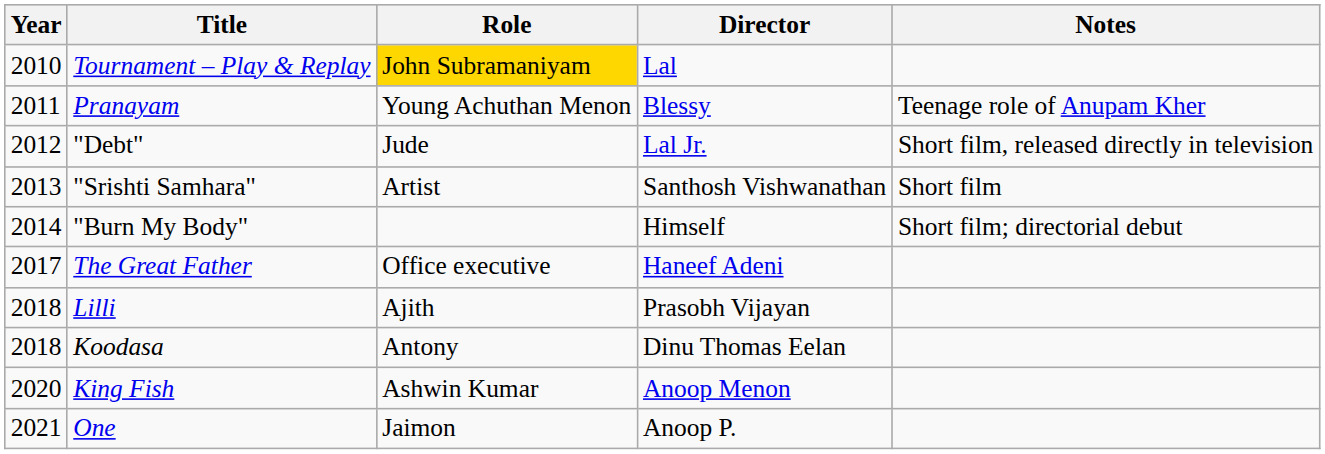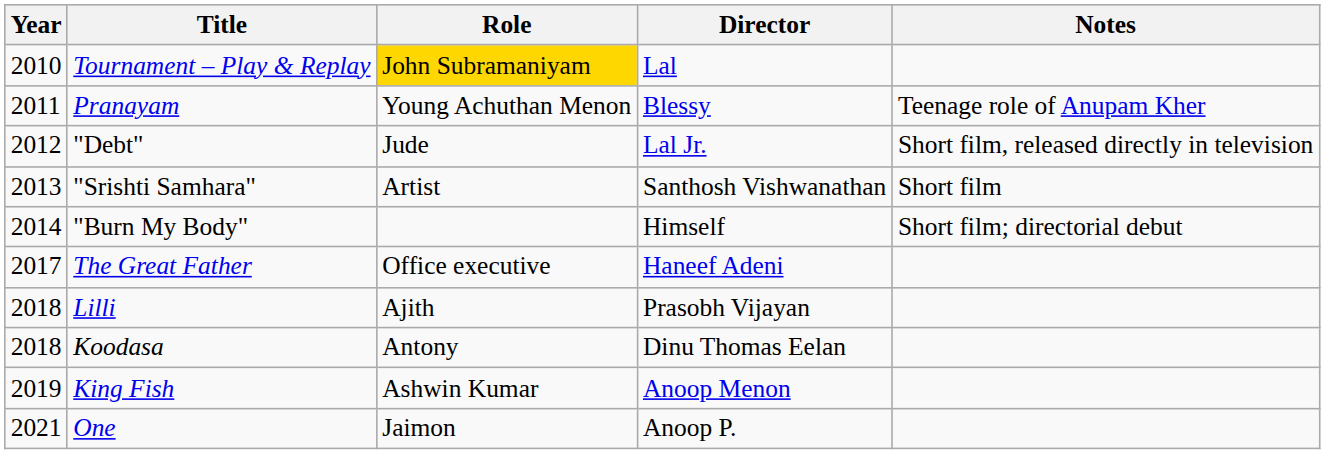(36, 387) 2020 -> (36, 387) 2019
